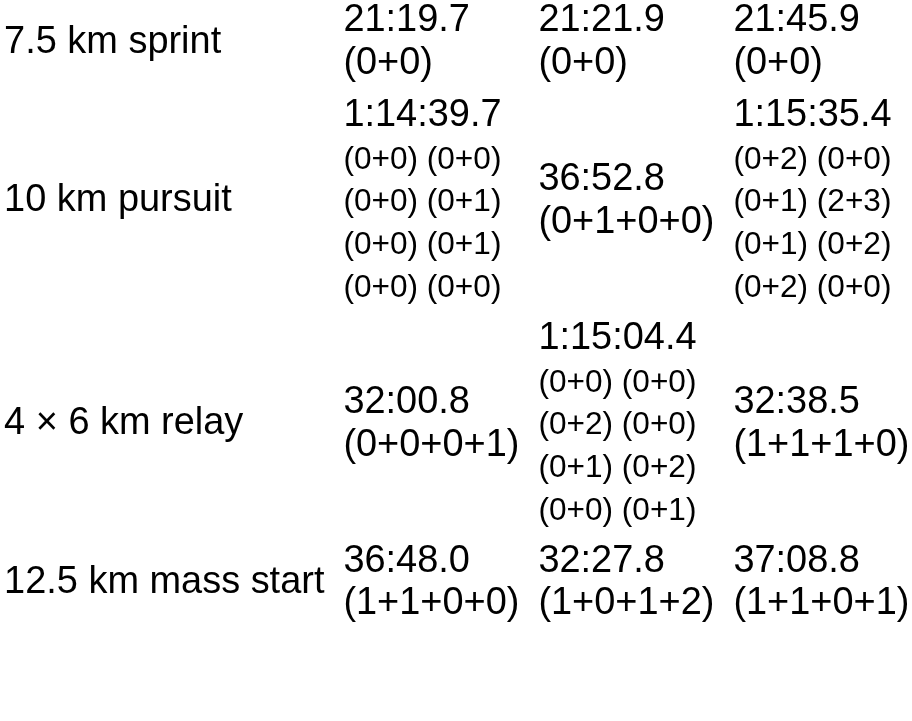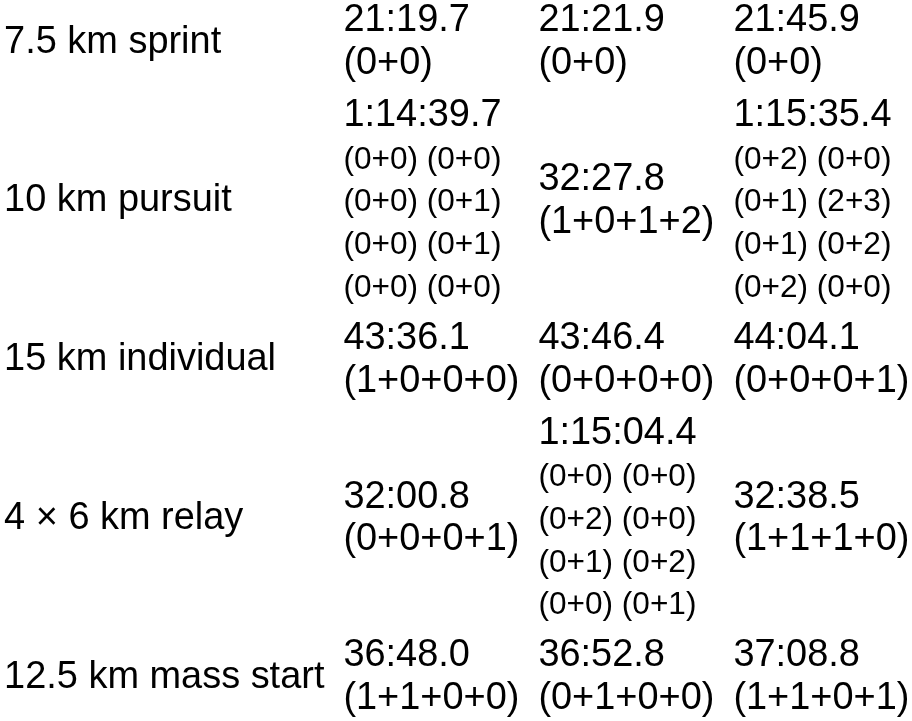(626, 198) 36:52.8 (0+1+0+0) -> (626, 198) 32:27.8 (1+0+1+2)
+ row: (140, 357)
(626, 580) 32:27.8 (1+0+1+2) -> (626, 675) 36:52.8 (0+1+0+0)
